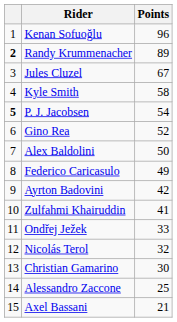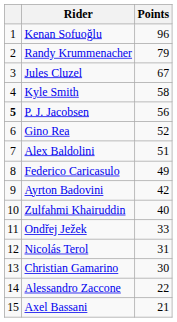(13, 53) bold -> (13, 53) normal
(163, 53) 89 -> (163, 53) 79
(163, 112) 54 -> (163, 112) 56
(163, 151) 50 -> (163, 151) 51
(163, 209) 41 -> (163, 209) 40
(163, 249) 32 -> (163, 249) 31
(163, 288) 25 -> (163, 288) 22
